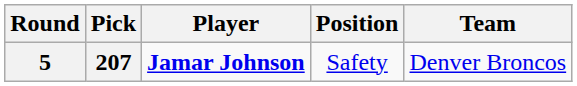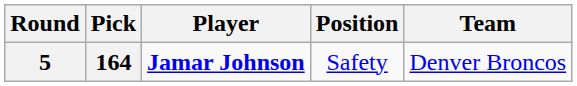(113, 61) 207 -> (113, 61) 164
